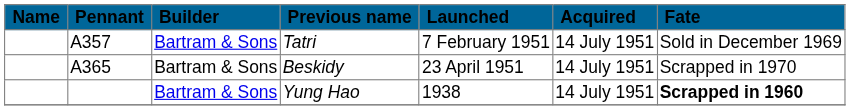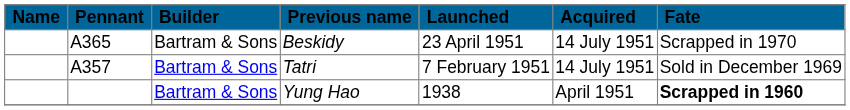rows swapped: (299, 42) <-> (313, 67)
(605, 92) 14 July 1951 -> (595, 92) April 1951
